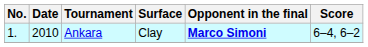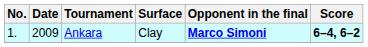(45, 33) 2010 -> (45, 33) 2009
(337, 33) normal -> (337, 33) bold
